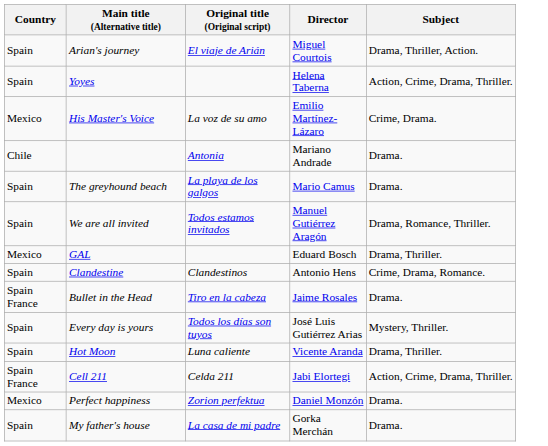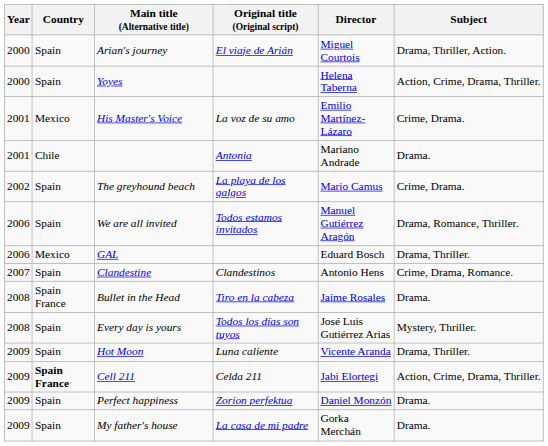+ column: (18, 19)
(386, 186) Drama. -> (431, 186) Crime, Drama.
(22, 376) normal -> (52, 376) bold
(24, 401) Mexico -> (48, 401) Spain
